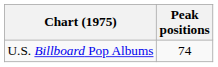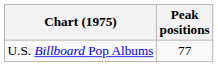(185, 51) 74 -> (185, 51) 77
